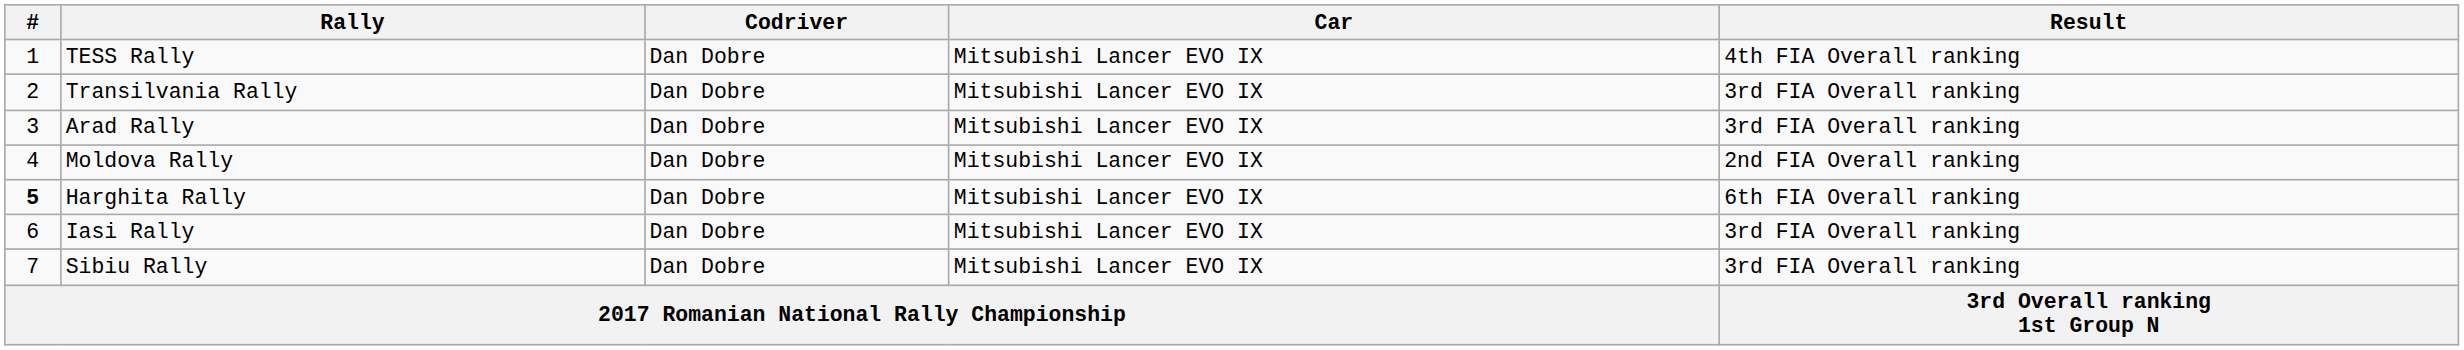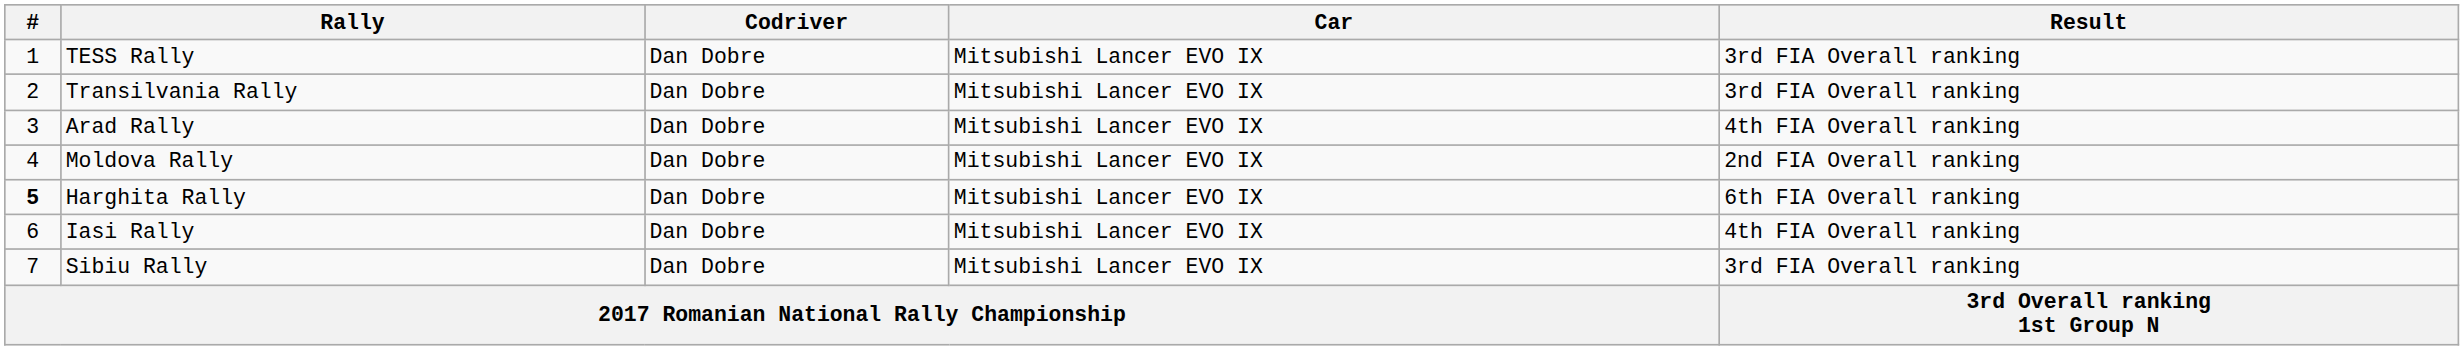(1872, 57) 4th FIA Overall ranking -> (1872, 57) 3rd FIA Overall ranking
(1872, 127) 3rd FIA Overall ranking -> (1872, 127) 4th FIA Overall ranking
(1872, 232) 3rd FIA Overall ranking -> (1872, 232) 4th FIA Overall ranking
